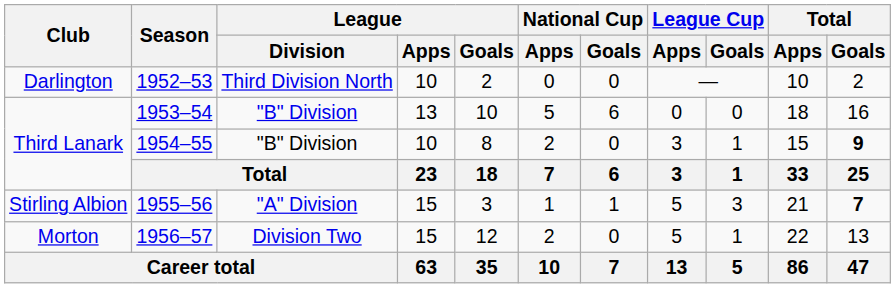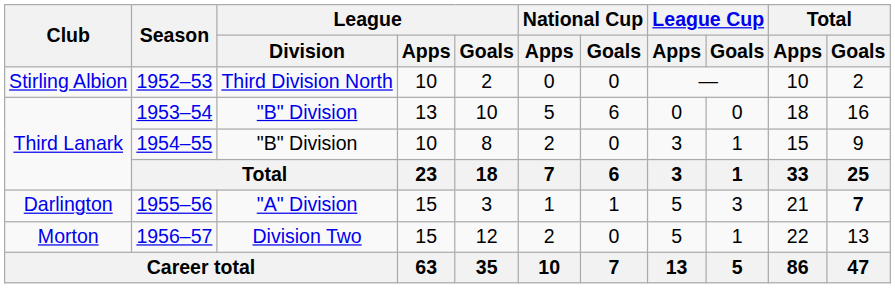(68, 81) Darlington -> (68, 81) Stirling Albion
(858, 143) bold -> (858, 143) normal
(68, 205) Stirling Albion -> (68, 205) Darlington
